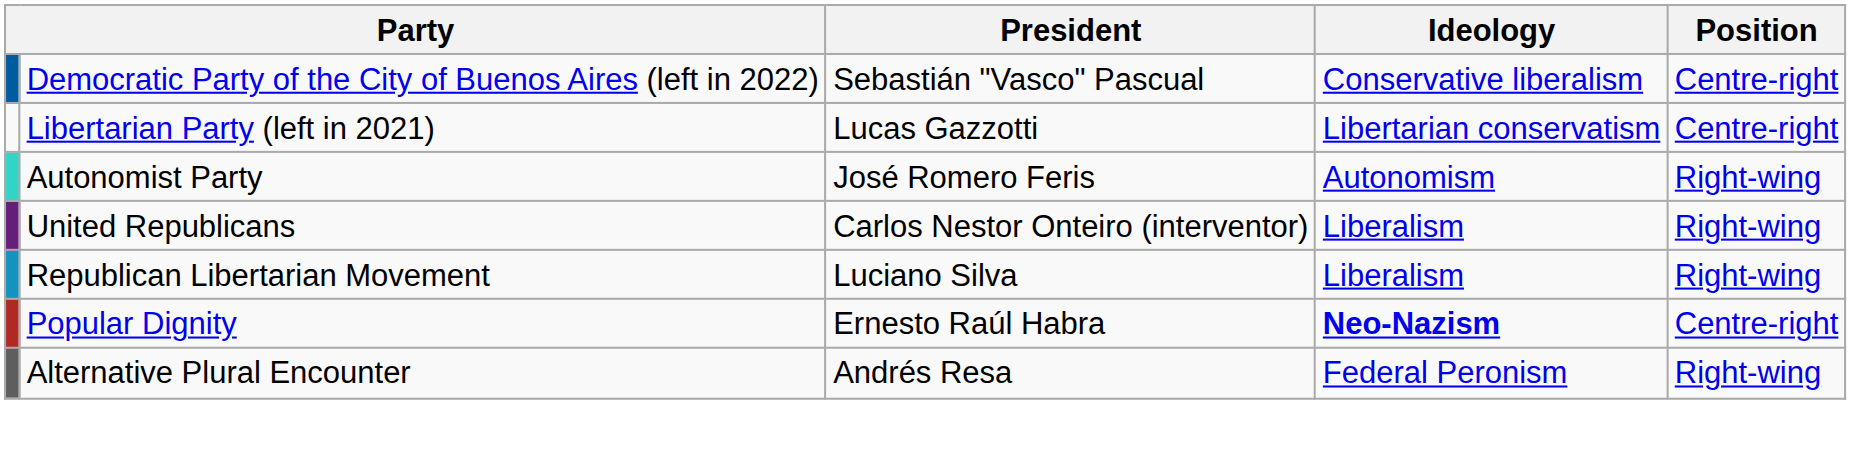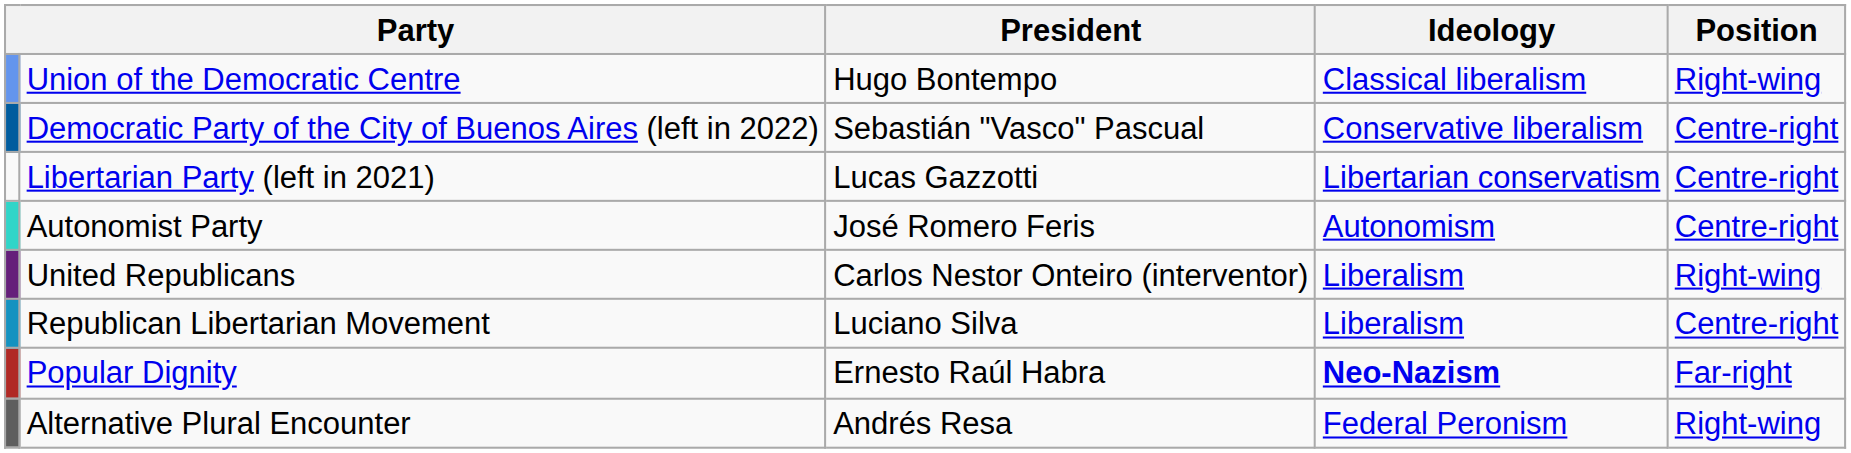+ row: (244, 79)
(1748, 177) Right-wing -> (1757, 226) Centre-right
(1748, 275) Right-wing -> (1757, 324) Centre-right
(1757, 324) Centre-right -> (1733, 373) Far-right
